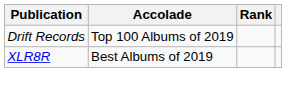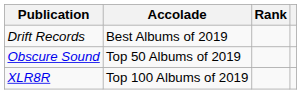(162, 36) Top 100 Albums of 2019 -> (167, 36) Best Albums of 2019
+ row: (54, 57)
(152, 57) Best Albums of 2019 -> (177, 78) Top 100 Albums of 2019
